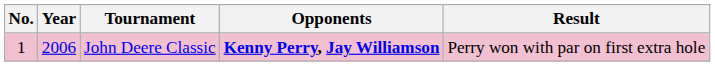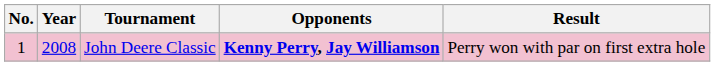(59, 47) 2006 -> (59, 47) 2008
